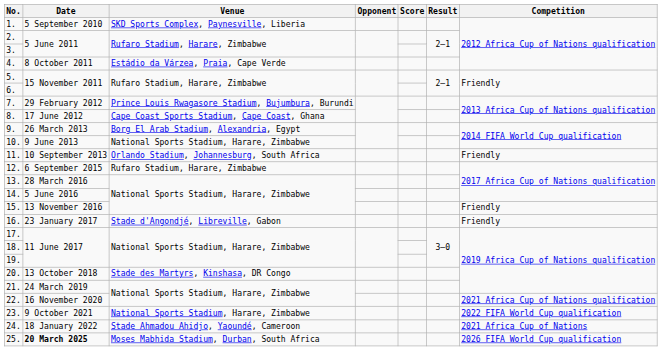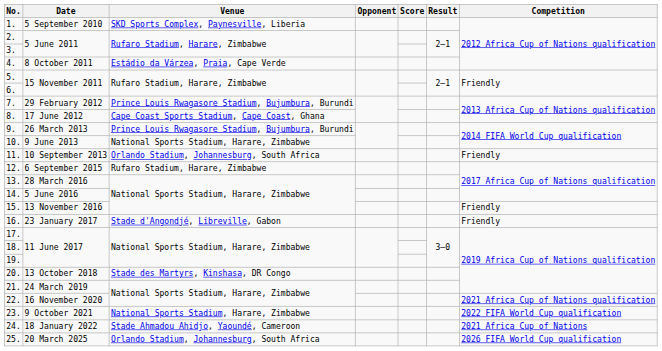(206, 129) Borg El Arab Stadium, Alexandria, Egypt -> (232, 129) Prince Louis Rwagasore Stadium, Bujumbura, Burundi
(56, 339) bold -> (56, 339) normal
(215, 339) Moses Mabhida Stadium, Durban, South Africa -> (215, 339) Orlando Stadium, Johannesburg, South Africa
